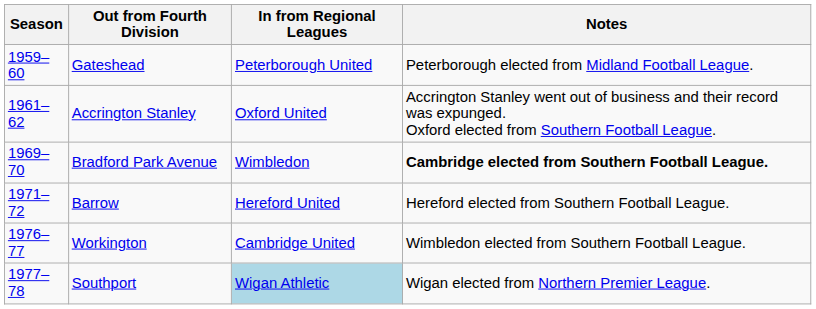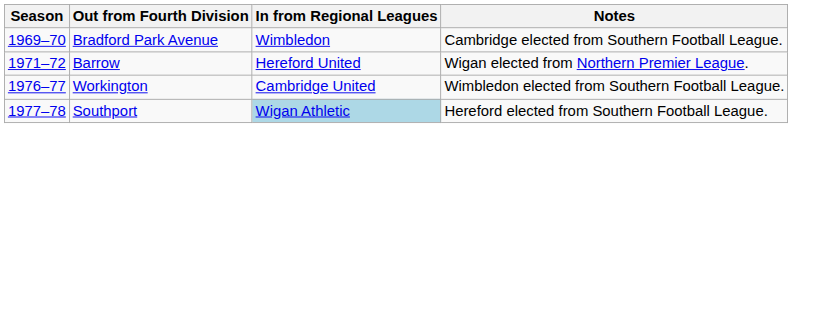- row: (108, 65)
- row: (134, 113)
(587, 162) bold -> (614, 39) normal
(568, 202) Hereford elected from Southern Football League. -> (597, 63) Wigan elected from Northern Premier League.
(558, 283) Wigan elected from Northern Premier League. -> (606, 110) Hereford elected from Southern Football League.
